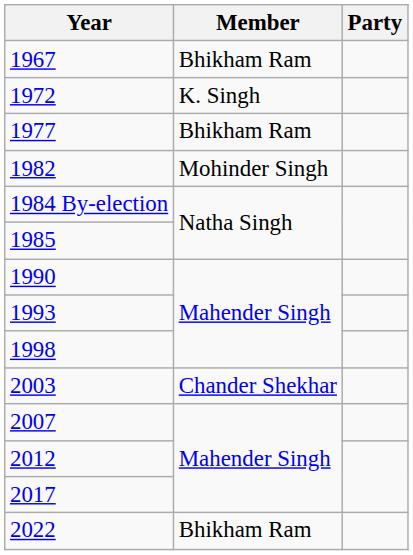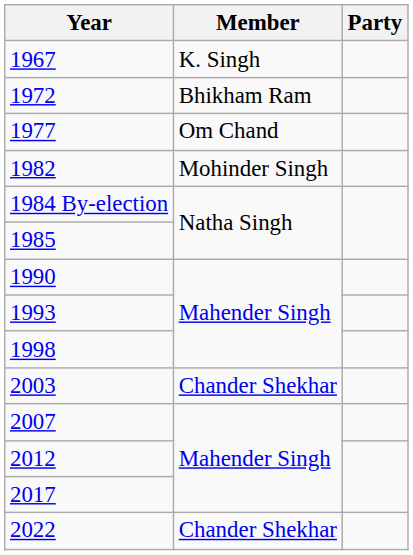(245, 58) Bhikham Ram -> (219, 58) K. Singh
(219, 95) K. Singh -> (245, 95) Bhikham Ram
(245, 131) Bhikham Ram -> (229, 131) Om Chand
(245, 530) Bhikham Ram -> (258, 530) Chander Shekhar
